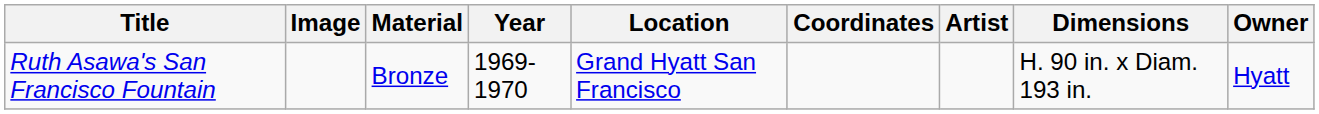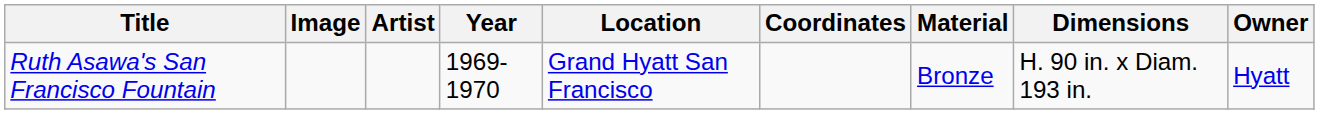columns swapped: (977, 23) <-> (417, 23)
